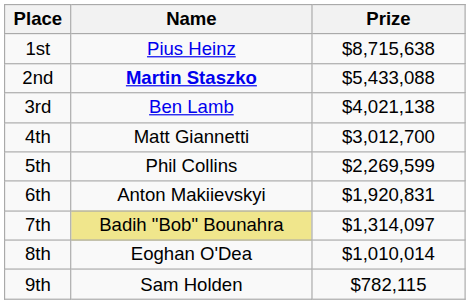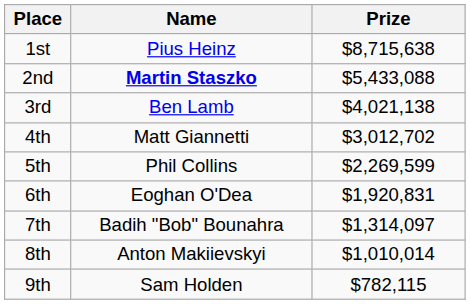(388, 136) $3,012,700 -> (388, 136) $3,012,702
(191, 195) Anton Makiievskyi -> (191, 195) Eoghan O'Dea
(191, 225) khaki background -> (191, 225) no background
(191, 254) Eoghan O'Dea -> (191, 254) Anton Makiievskyi
